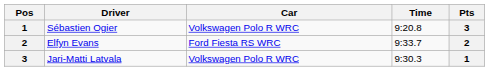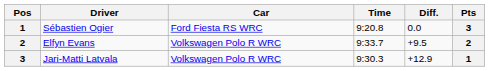+ column: (429, 12)
(244, 28) Volkswagen Polo R WRC -> (217, 28) Ford Fiesta RS WRC
(235, 43) Ford Fiesta RS WRC -> (226, 43) Volkswagen Polo R WRC
